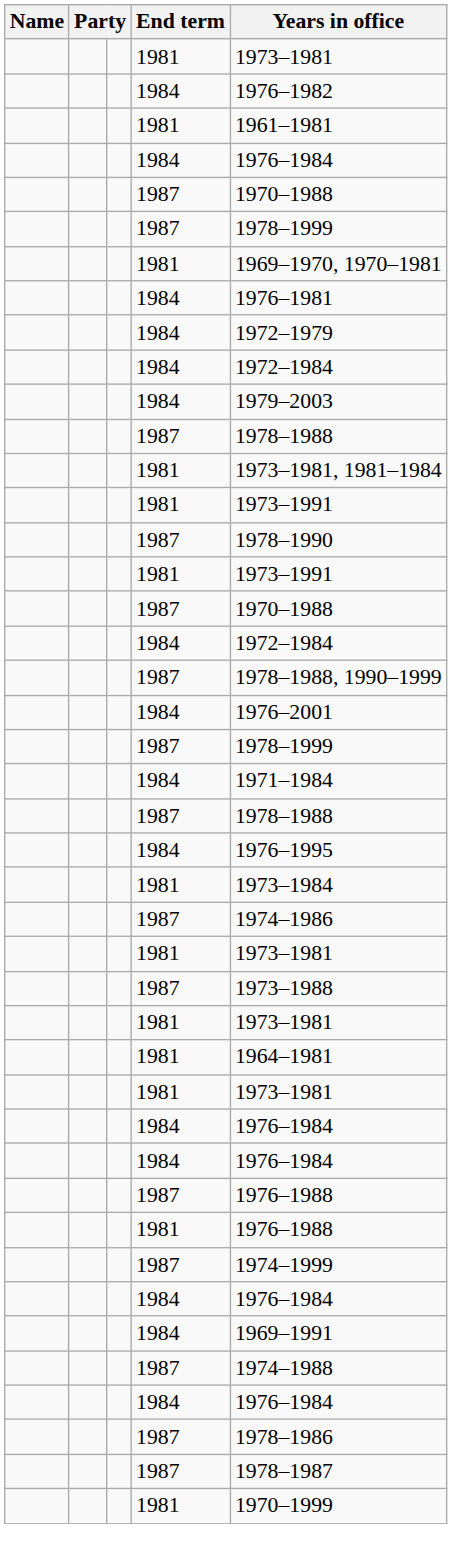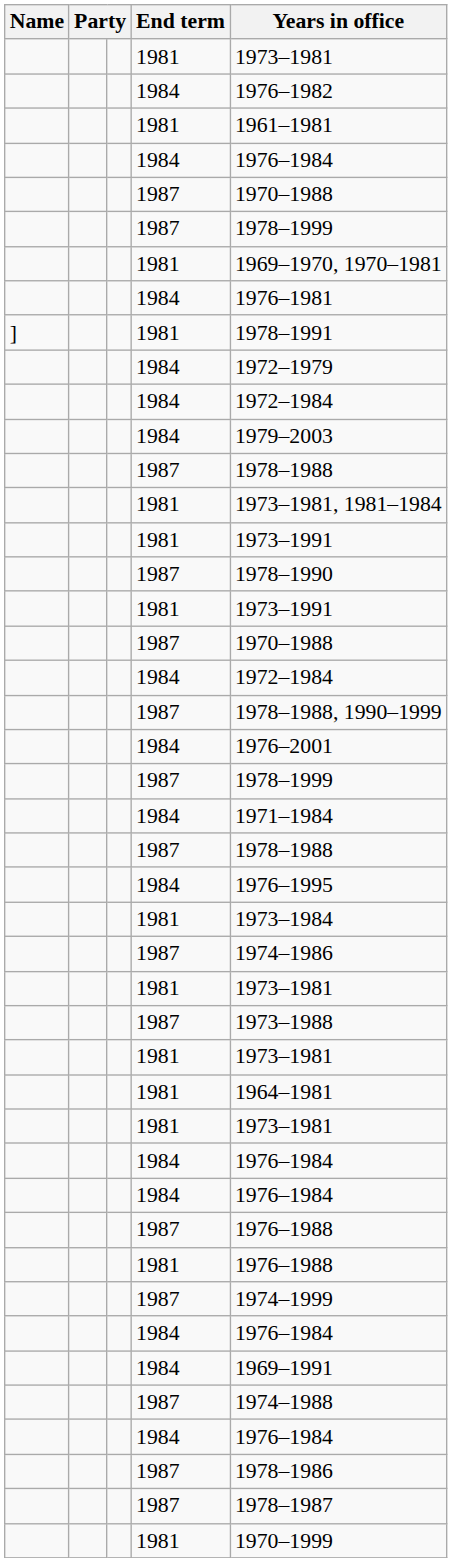+ row: (13, 332)
